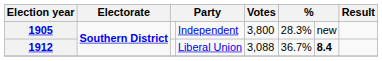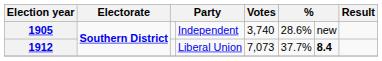(261, 30) 3,800 -> (261, 30) 3,740
(296, 30) 28.3% -> (296, 30) 28.6%
(261, 47) 3,088 -> (261, 47) 7,073
(296, 47) 36.7% -> (296, 47) 37.7%
